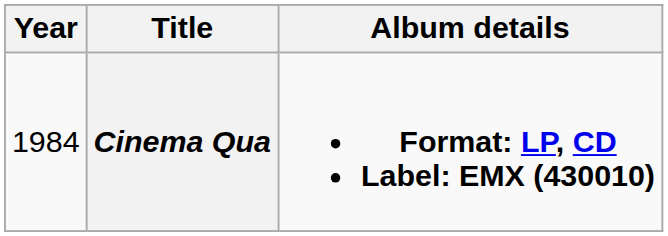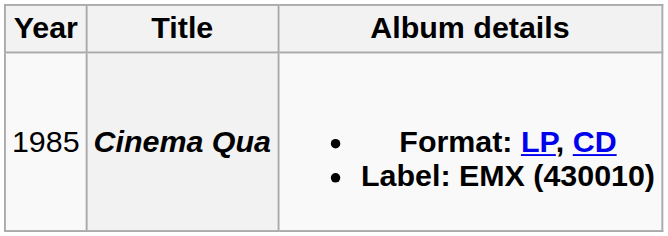(46, 141) 1984 -> (46, 141) 1985
